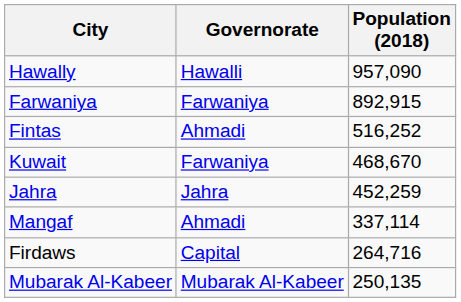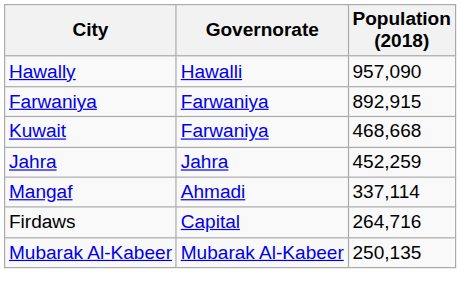- row: (35, 131)
(387, 161) 468,670 -> (387, 131) 468,668
